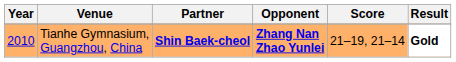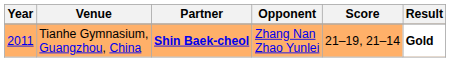(21, 41) 2010 -> (20, 41) 2011
(290, 41) bold -> (287, 41) normal
